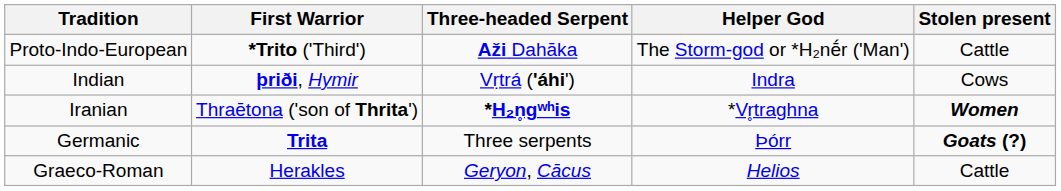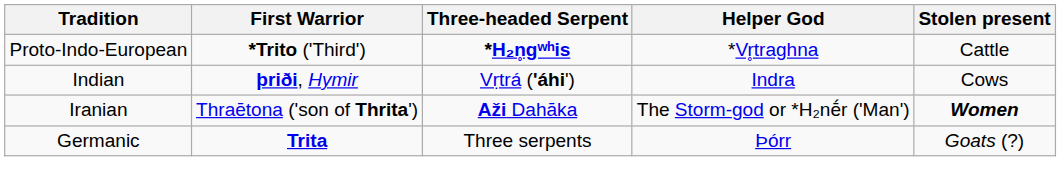(527, 49) Aži Dahāka -> (527, 49) *H₂n̥gʷʰis
(773, 49) The Storm-god or *H₂nḗr ('Man') -> (773, 49) *Vr̥traghna
(527, 110) *H₂n̥gʷʰis -> (527, 110) Aži Dahāka
(773, 110) *Vr̥traghna -> (773, 110) The Storm-god or *H₂nḗr ('Man')
(985, 140) bold -> (985, 140) normal
- row: (98, 170)
